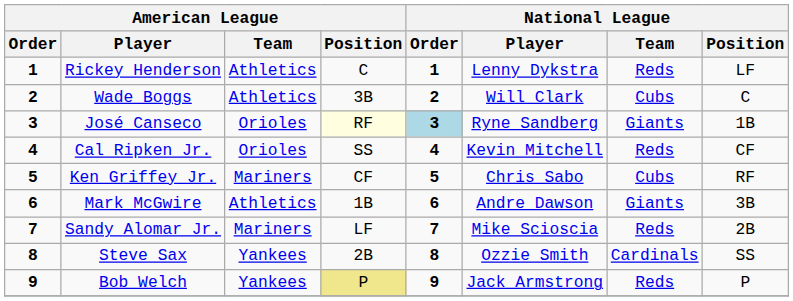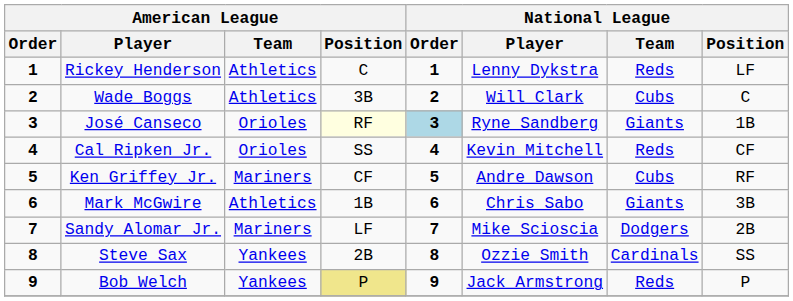(535, 177) Chris Sabo -> (535, 177) Andre Dawson
(535, 203) Andre Dawson -> (535, 203) Chris Sabo
(655, 230) Reds -> (655, 230) Dodgers
